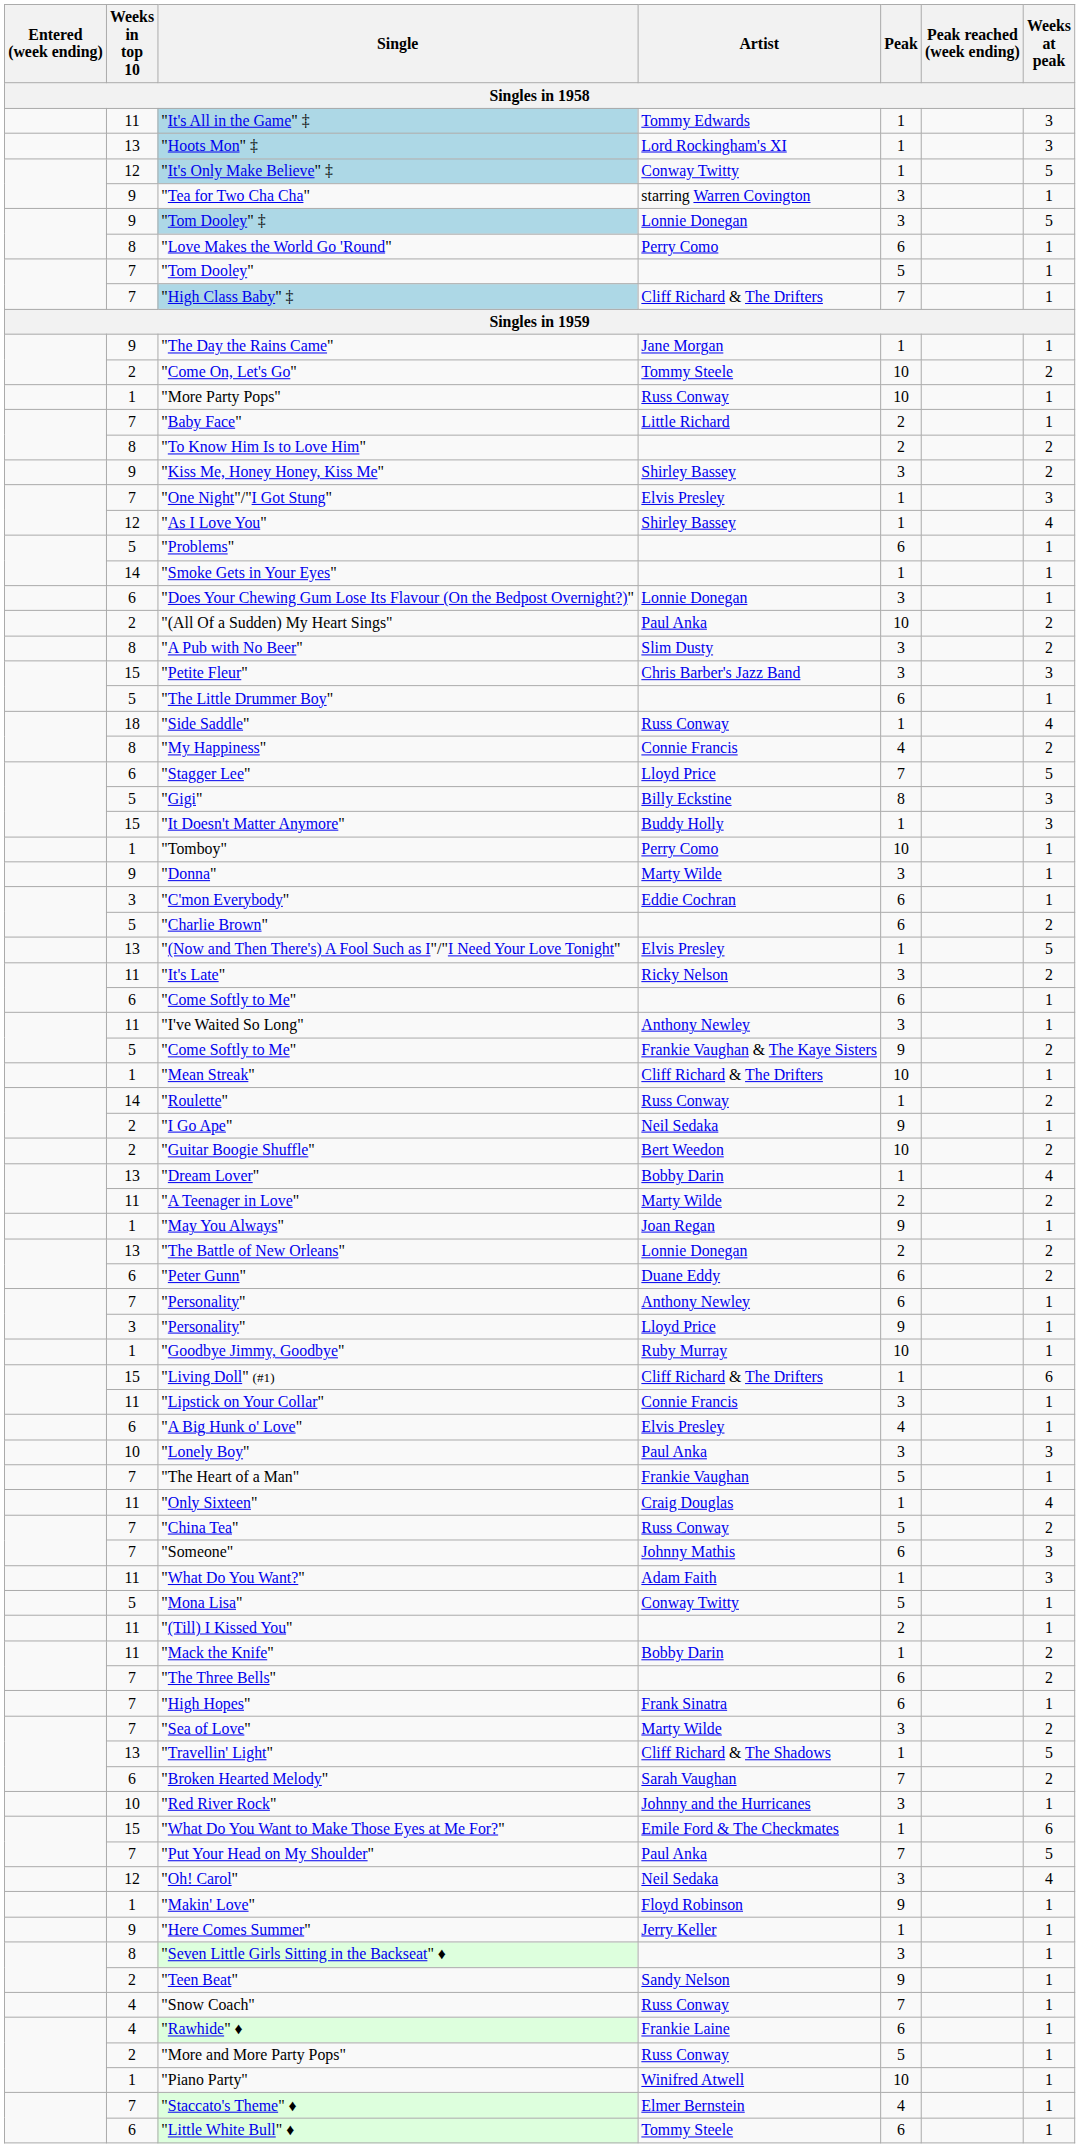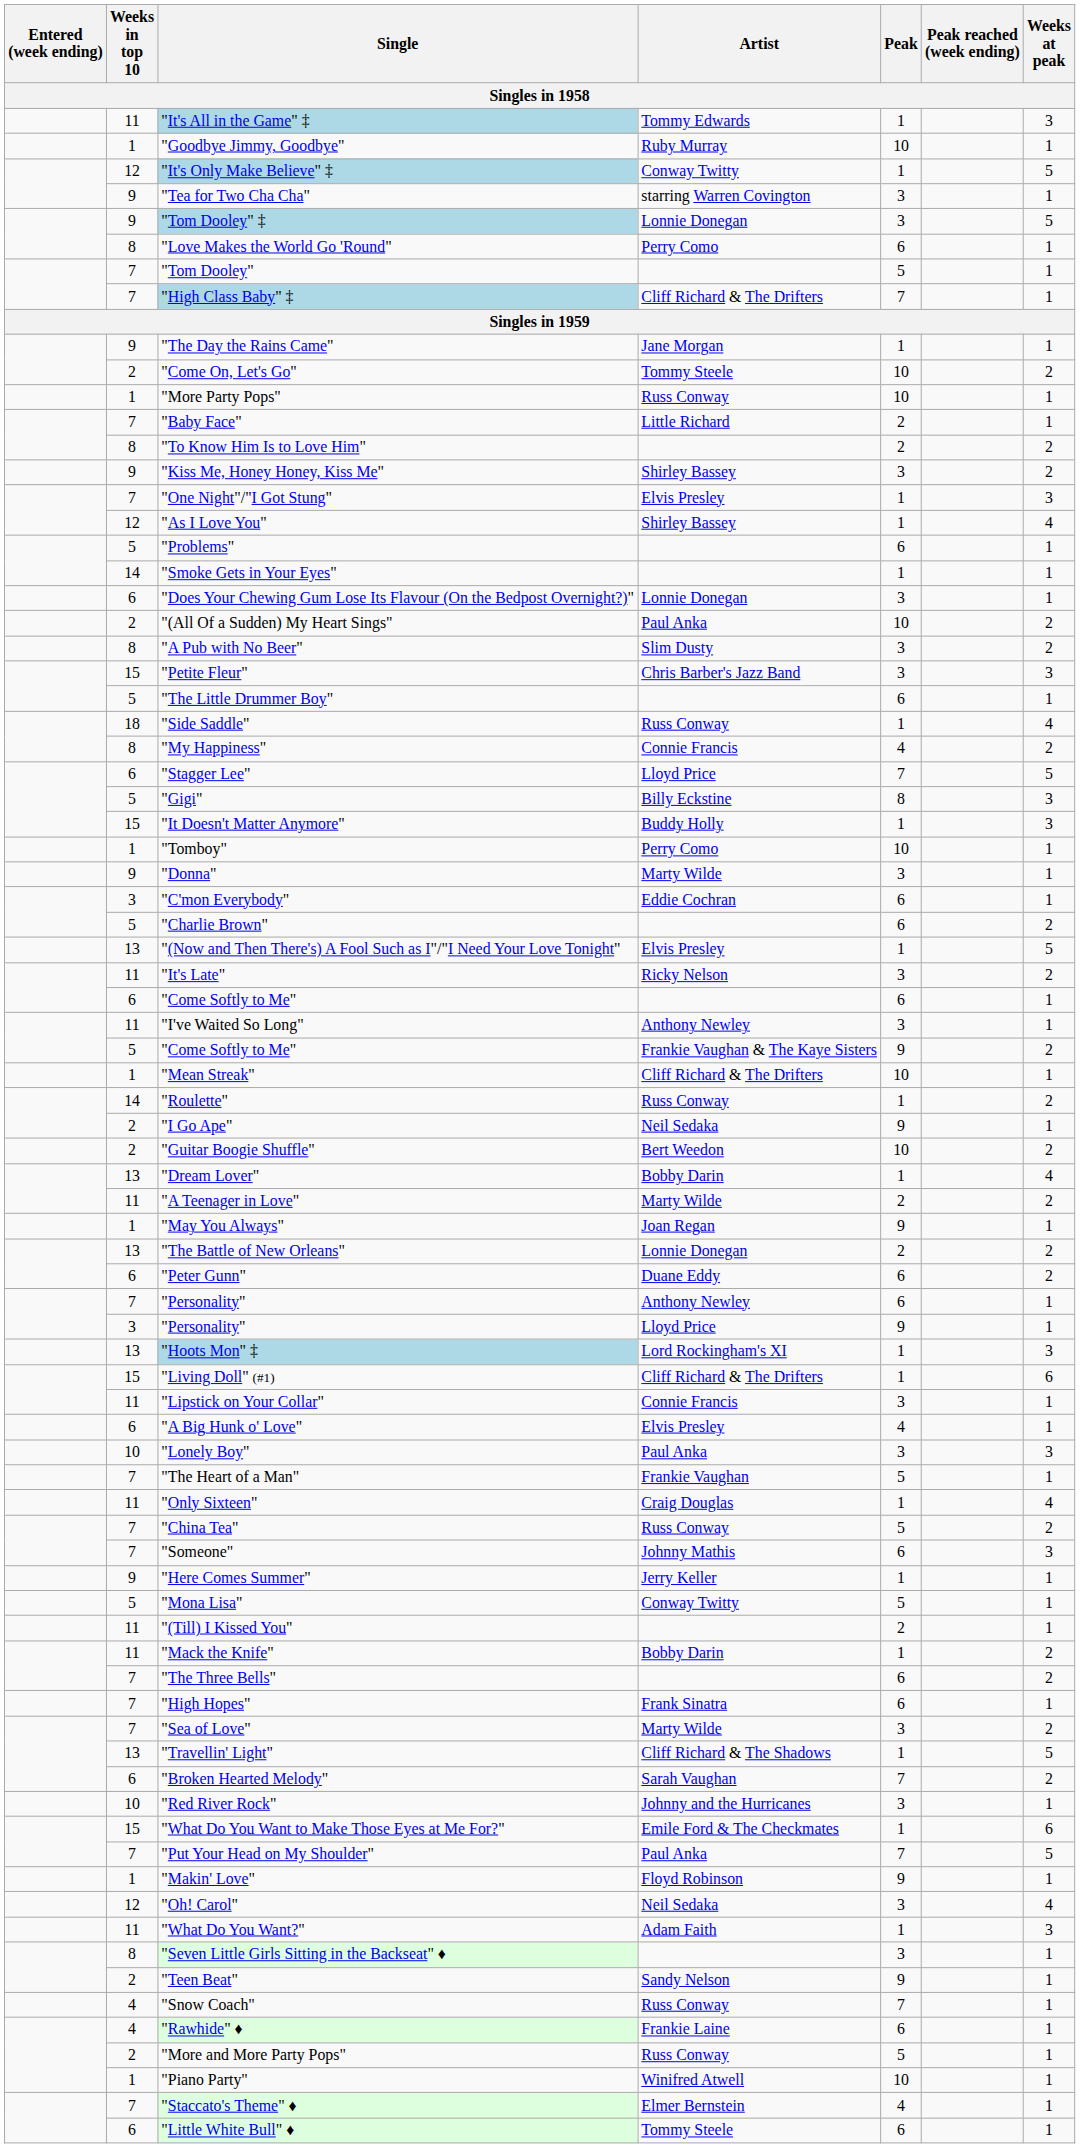rows swapped: (210, 145) <-> (253, 1351)
rows swapped: (236, 1929) <-> (233, 1577)
rows swapped: (208, 1904) <-> (200, 1879)
